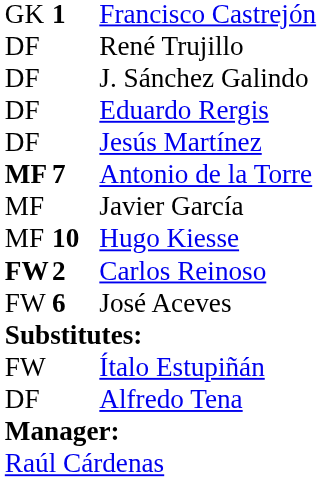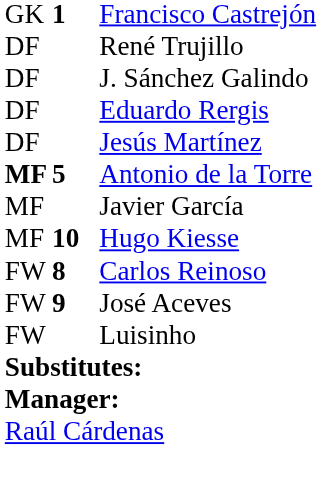(59, 174) 7 -> (59, 174) 5
(27, 270) bold -> (25, 270) normal
(59, 270) 2 -> (59, 270) 8
(59, 302) 6 -> (59, 302) 9
+ row: (148, 334)
- row: (182, 367)
- row: (171, 399)
